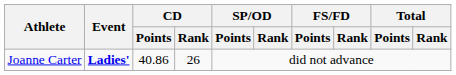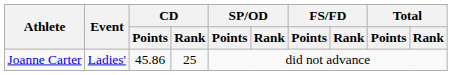(109, 60) bold -> (107, 60) normal
(154, 60) 40.86 -> (150, 60) 45.86
(193, 60) 26 -> (190, 60) 25
